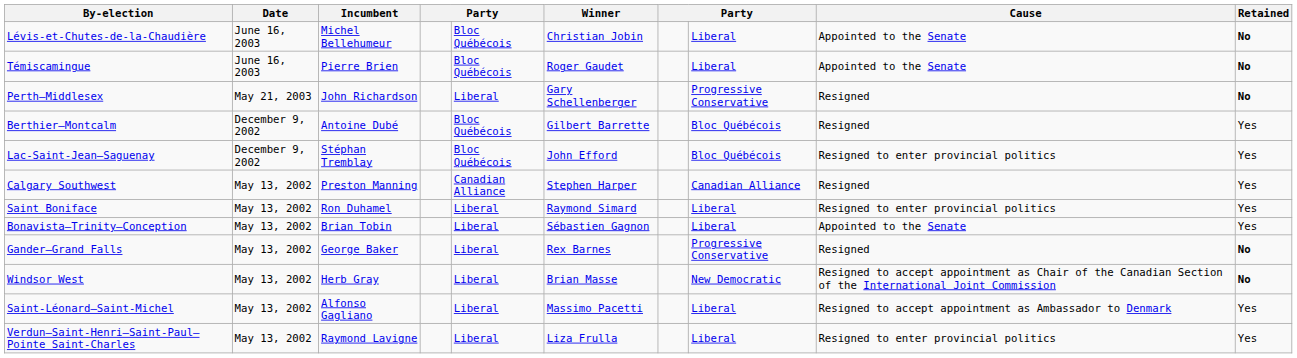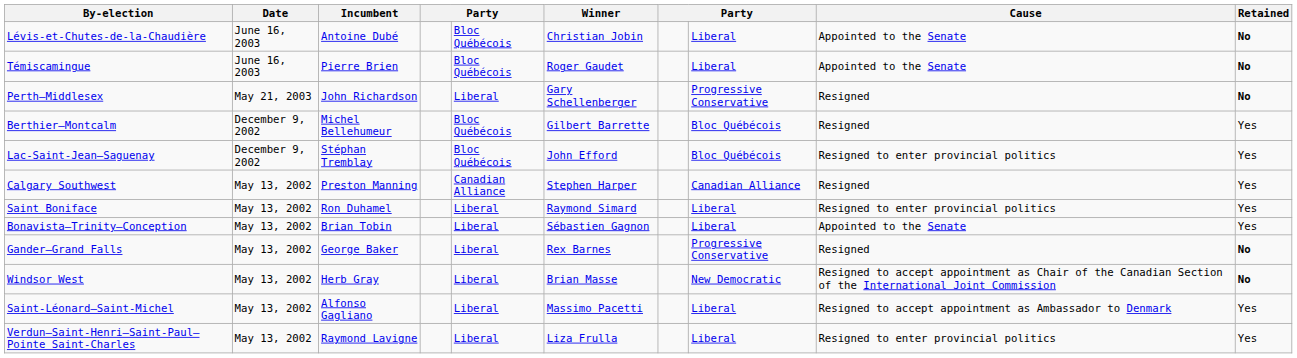(356, 37) Michel Bellehumeur -> (360, 37) Antoine Dubé
(360, 126) Antoine Dubé -> (356, 126) Michel Bellehumeur
